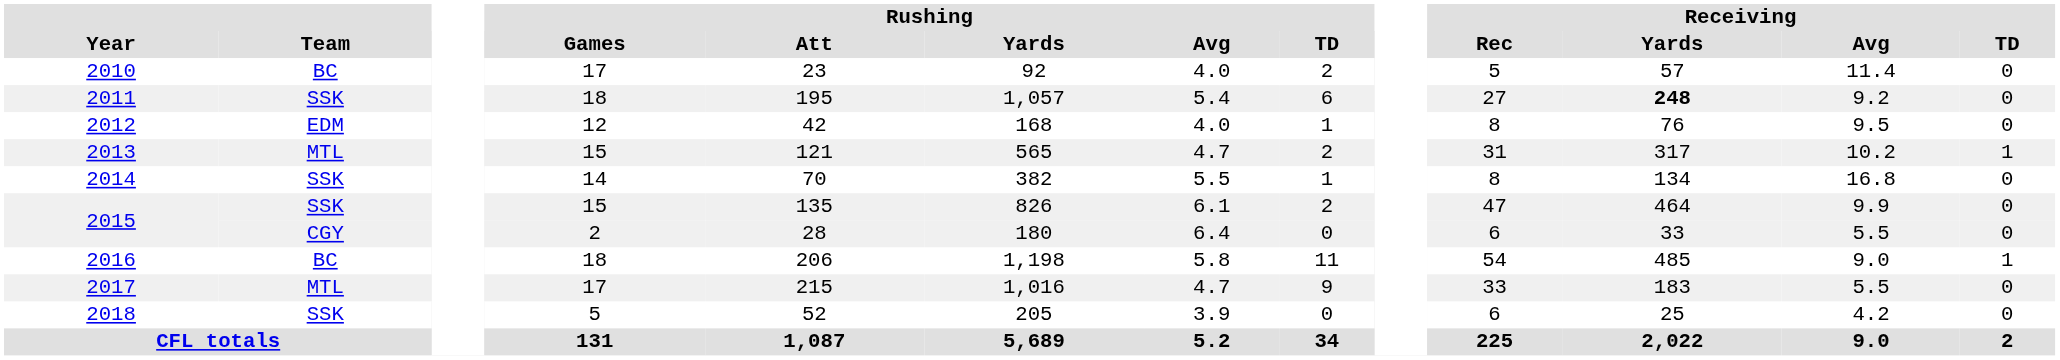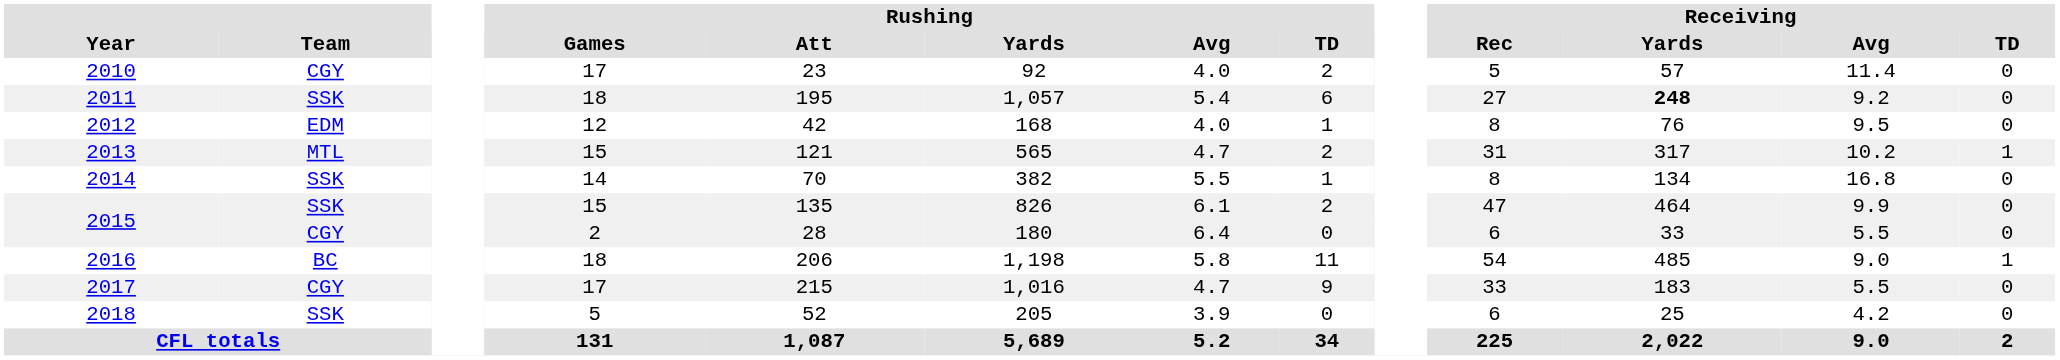(325, 72) BC -> (325, 72) CGY
(325, 288) MTL -> (325, 288) CGY
